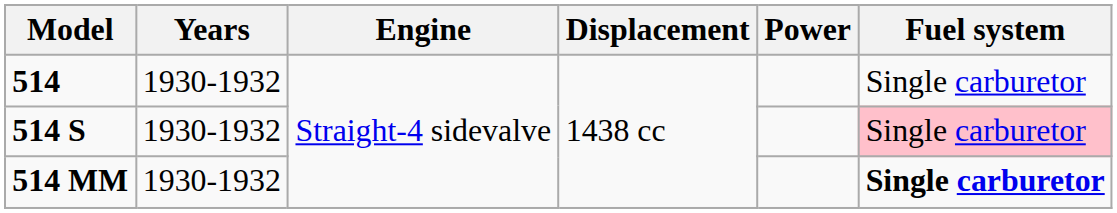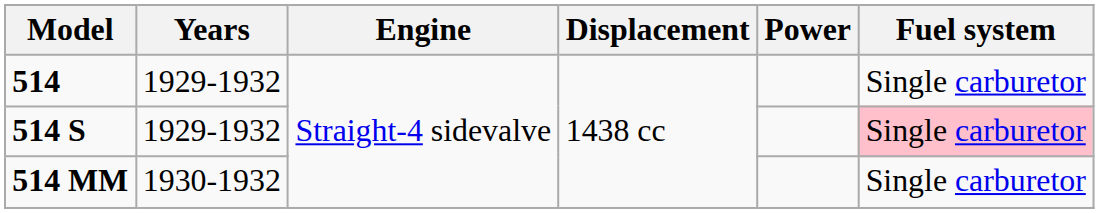(212, 80) 1930-1932 -> (212, 80) 1929-1932
(212, 130) 1930-1932 -> (212, 130) 1929-1932
(985, 181) bold -> (976, 181) normal
